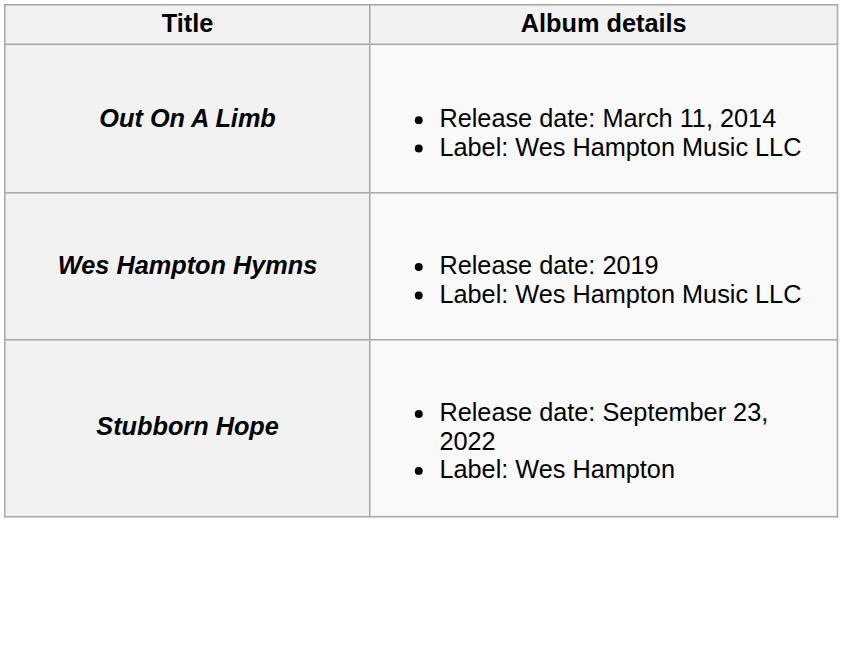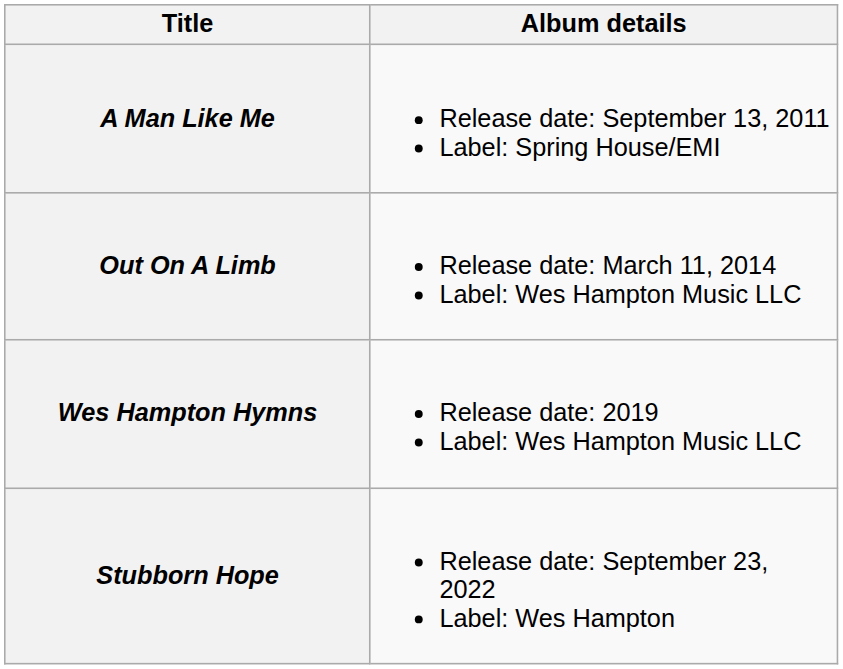+ row: (188, 118)
